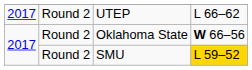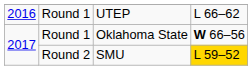(22, 14) 2017 -> (22, 14) 2016
(66, 14) Round 2 -> (66, 14) Round 1
(66, 34) Round 2 -> (66, 34) Round 1
